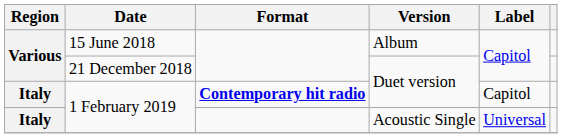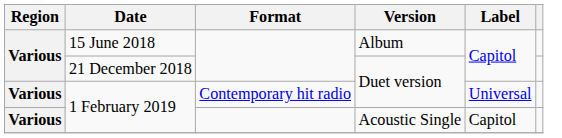(35, 94) Italy -> (35, 94) Various
(282, 94) bold -> (275, 94) normal
(507, 94) Capitol -> (500, 94) Universal
(35, 119) Italy -> (35, 119) Various
(515, 119) Universal -> (493, 119) Capitol
